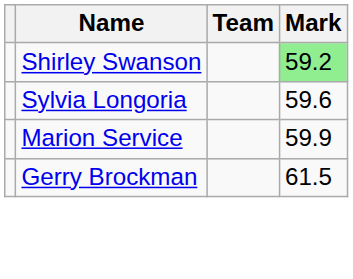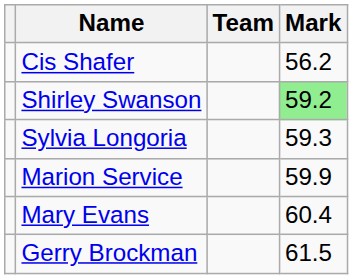+ row: (78, 61)
(309, 100) 59.6 -> (309, 138) 59.3
+ row: (85, 215)
